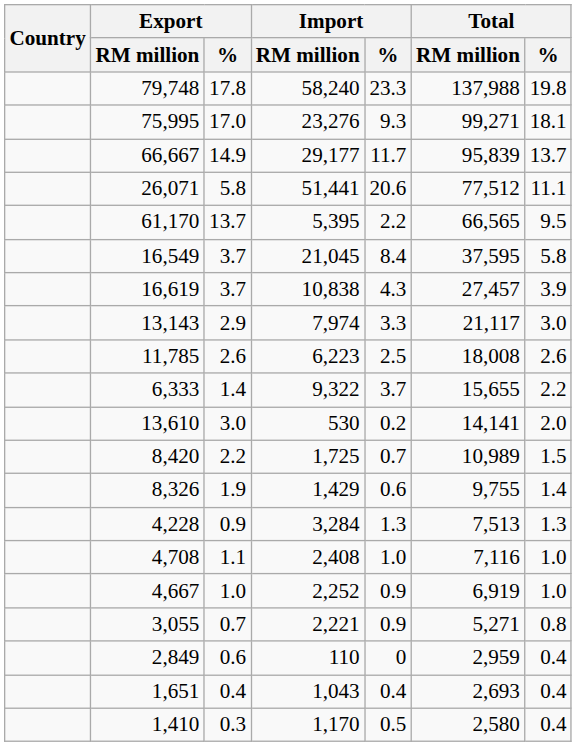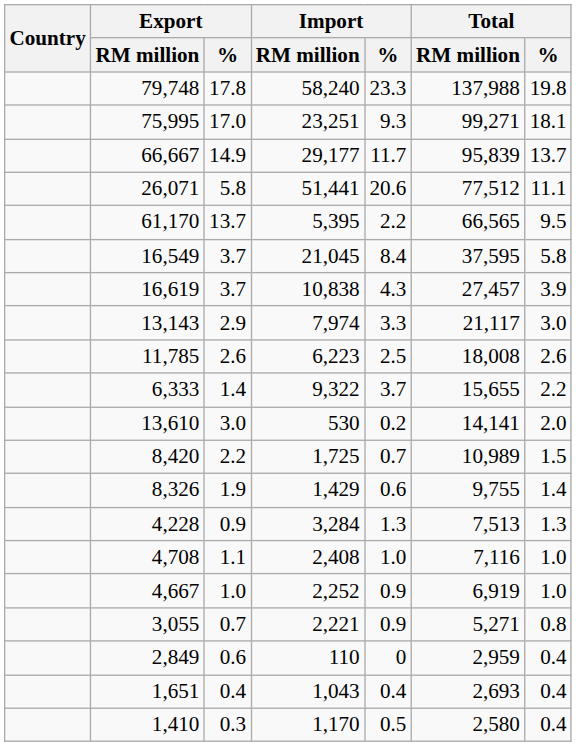(331, 121) 23,276 -> (331, 121) 23,251
